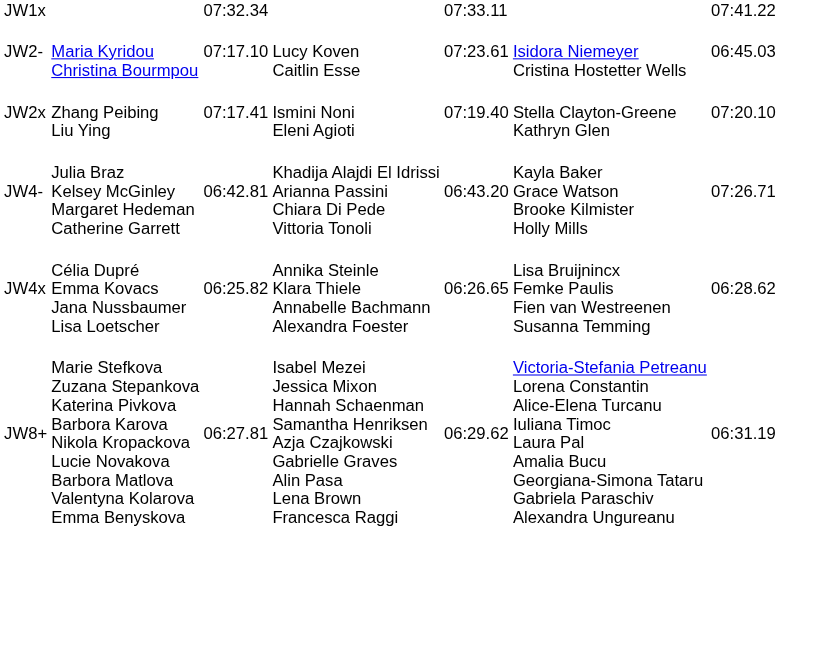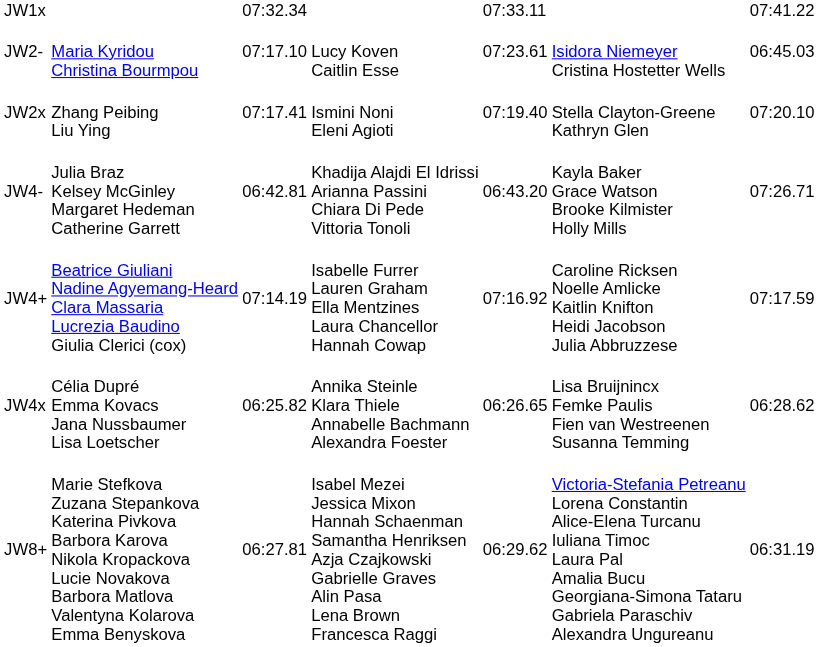+ row: (26, 298)
